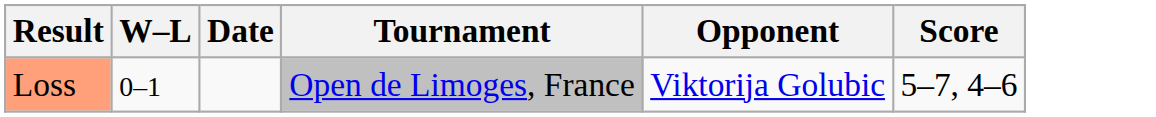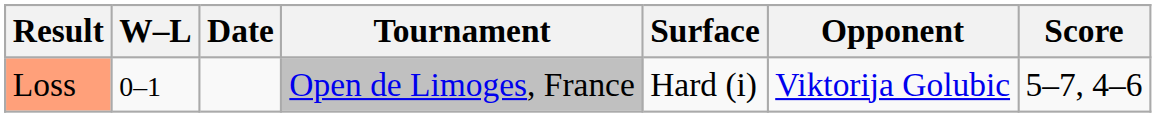+ column: (705, 31)
